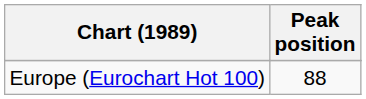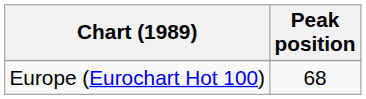(315, 77) 88 -> (315, 77) 68
